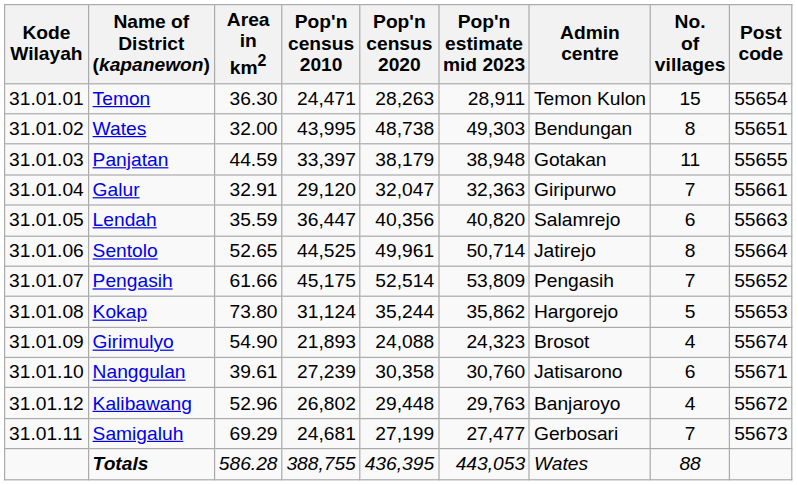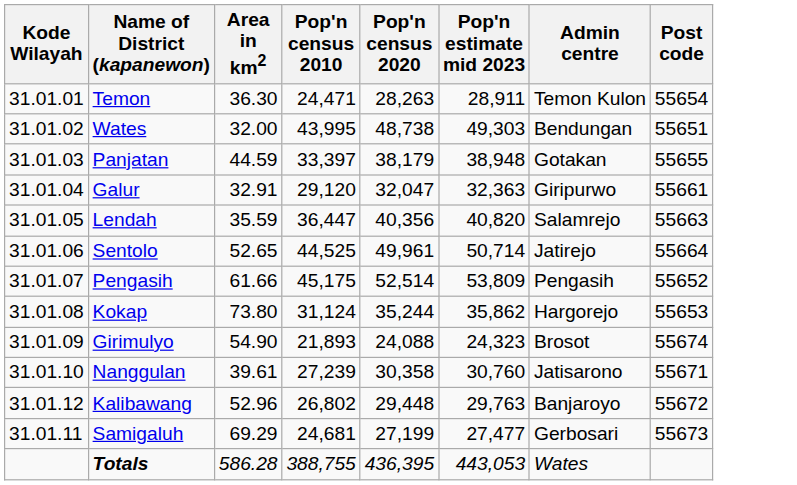- column: (690, 43)
